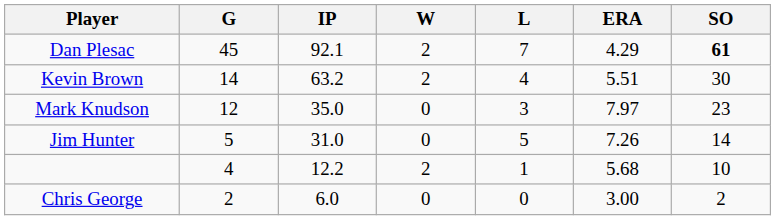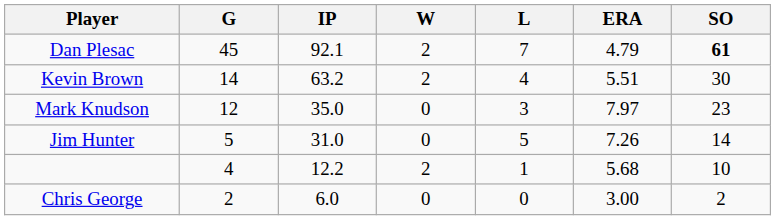(622, 49) 4.29 -> (622, 49) 4.79
